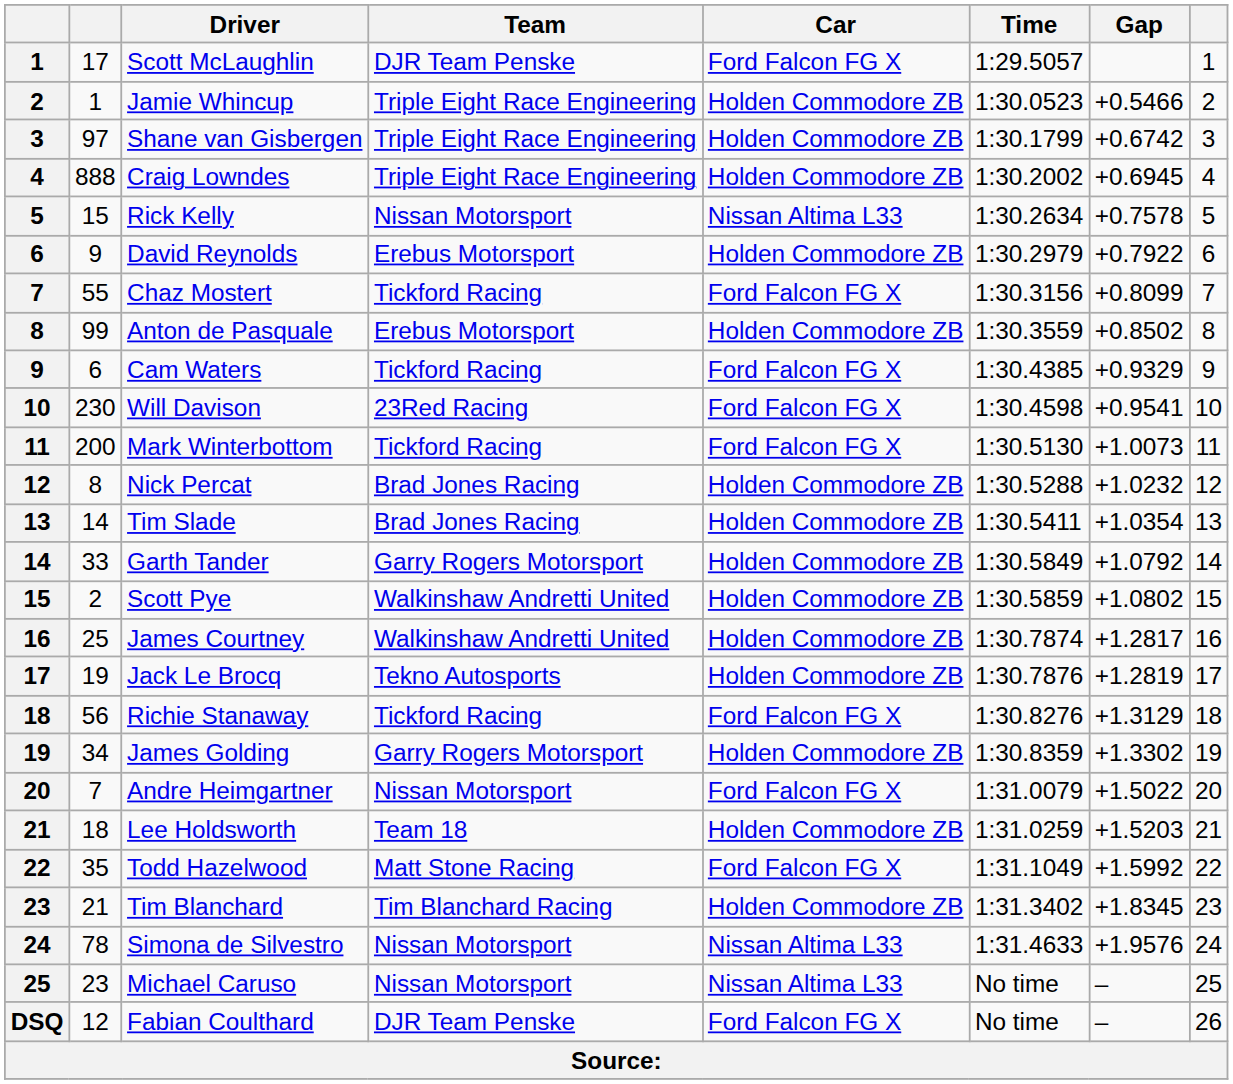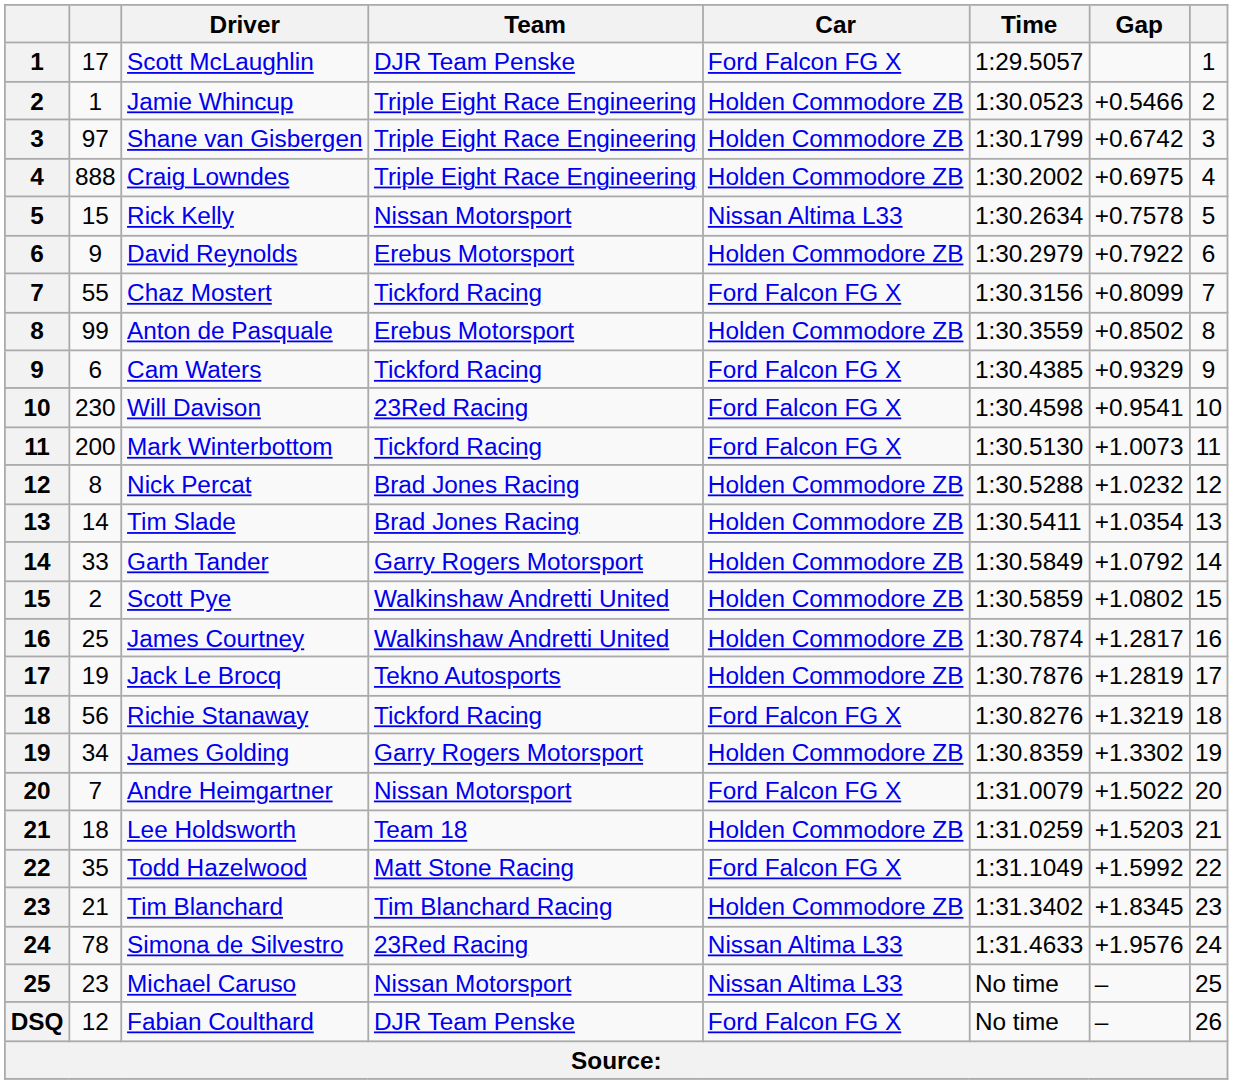(1139, 177) +0.6945 -> (1139, 177) +0.6975
(1139, 714) +1.3129 -> (1139, 714) +1.3219
(473, 945) Nissan Motorsport -> (451, 945) 23Red Racing
